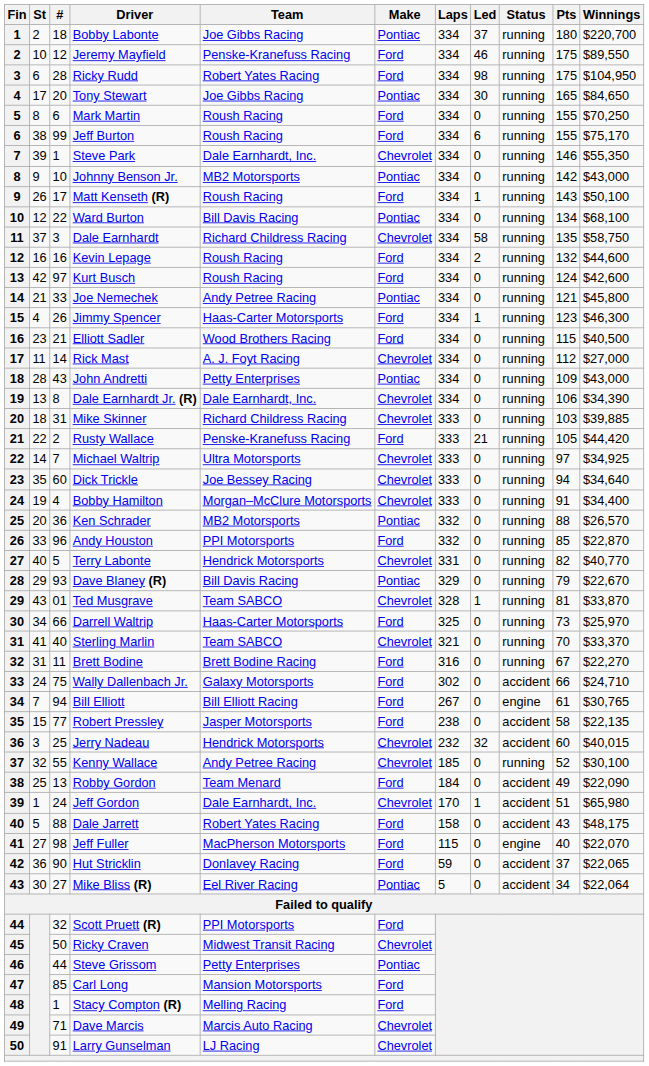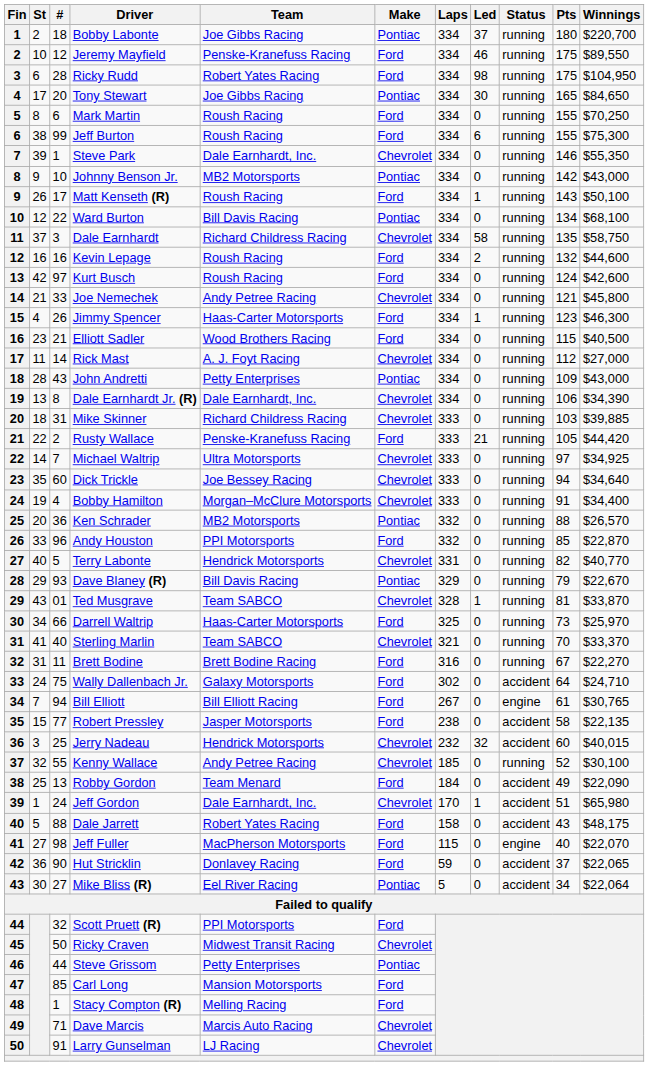(606, 136) $75,170 -> (606, 136) $75,300
(399, 298) Pontiac -> (405, 298) Chevrolet
(563, 682) 66 -> (563, 682) 64
